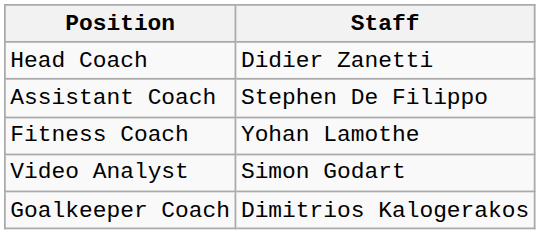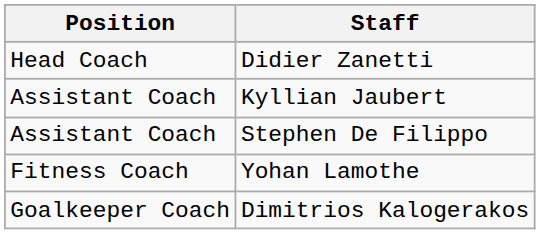+ row: (344, 98)
- row: (323, 173)
